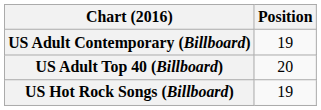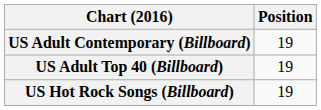(285, 67) 20 -> (285, 67) 19
